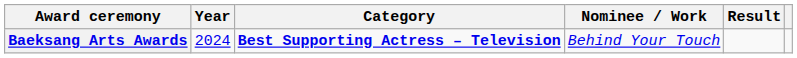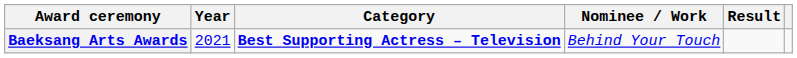(213, 41) 2024 -> (213, 41) 2021
